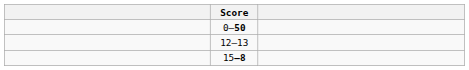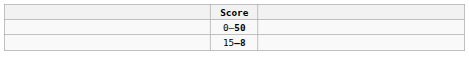- row: (234, 42)
